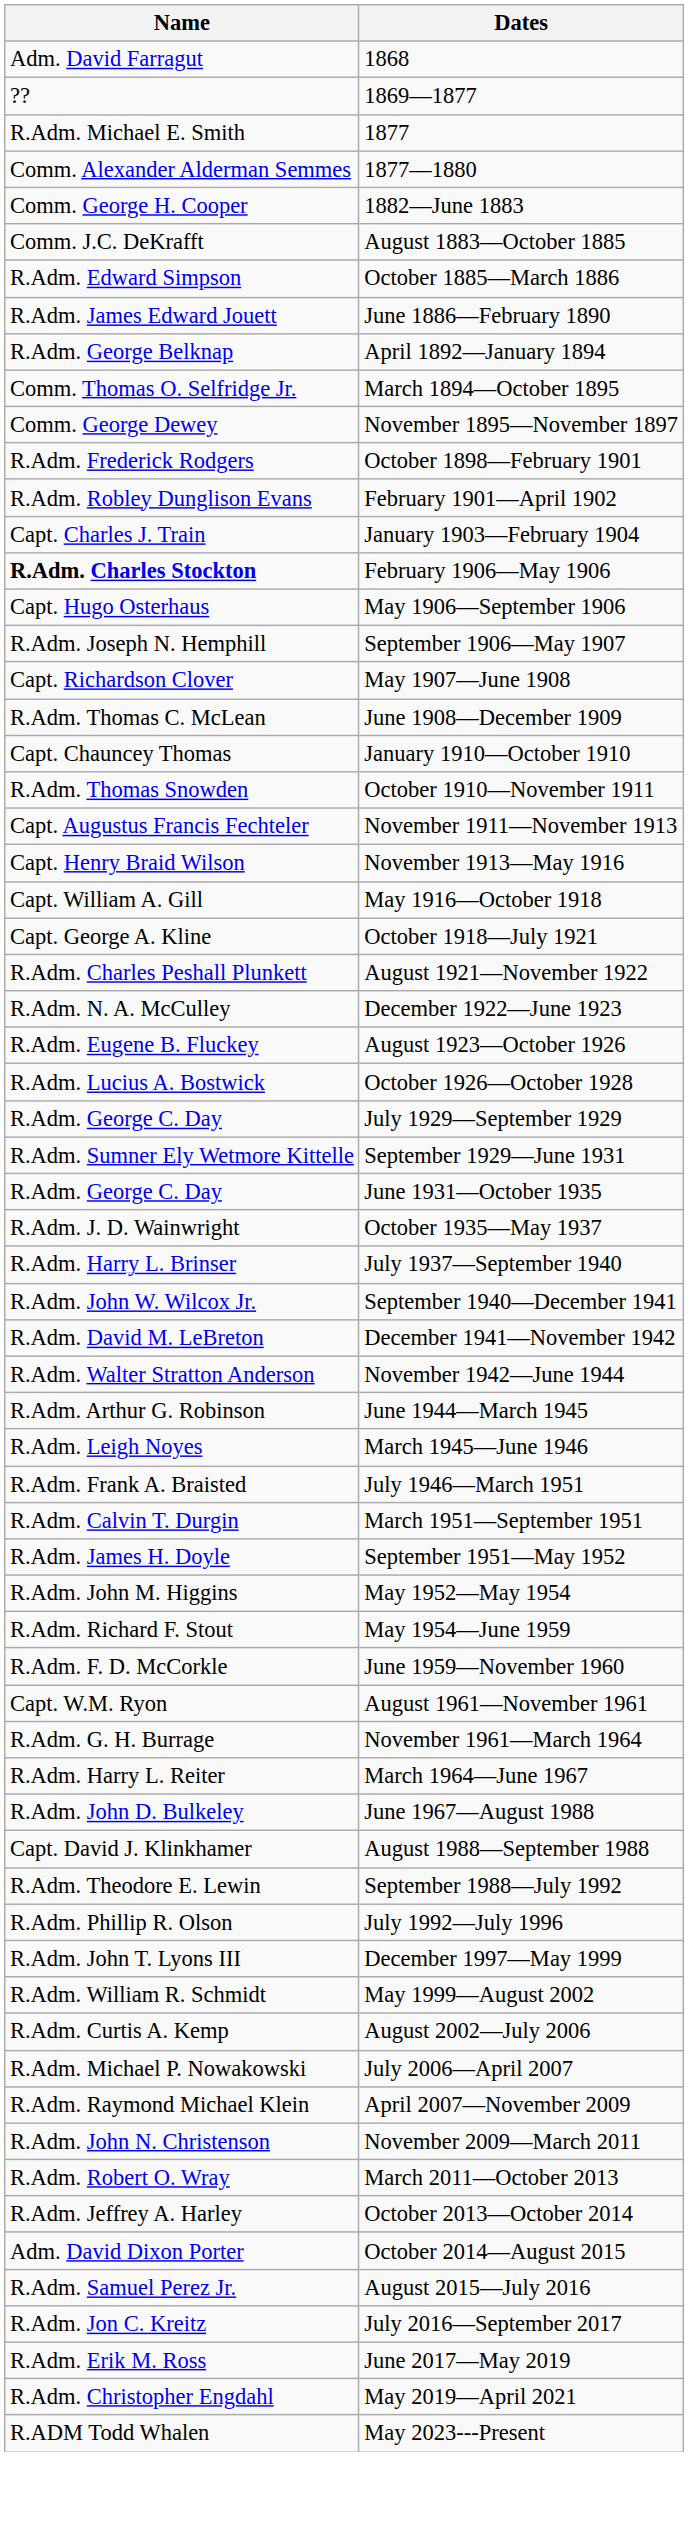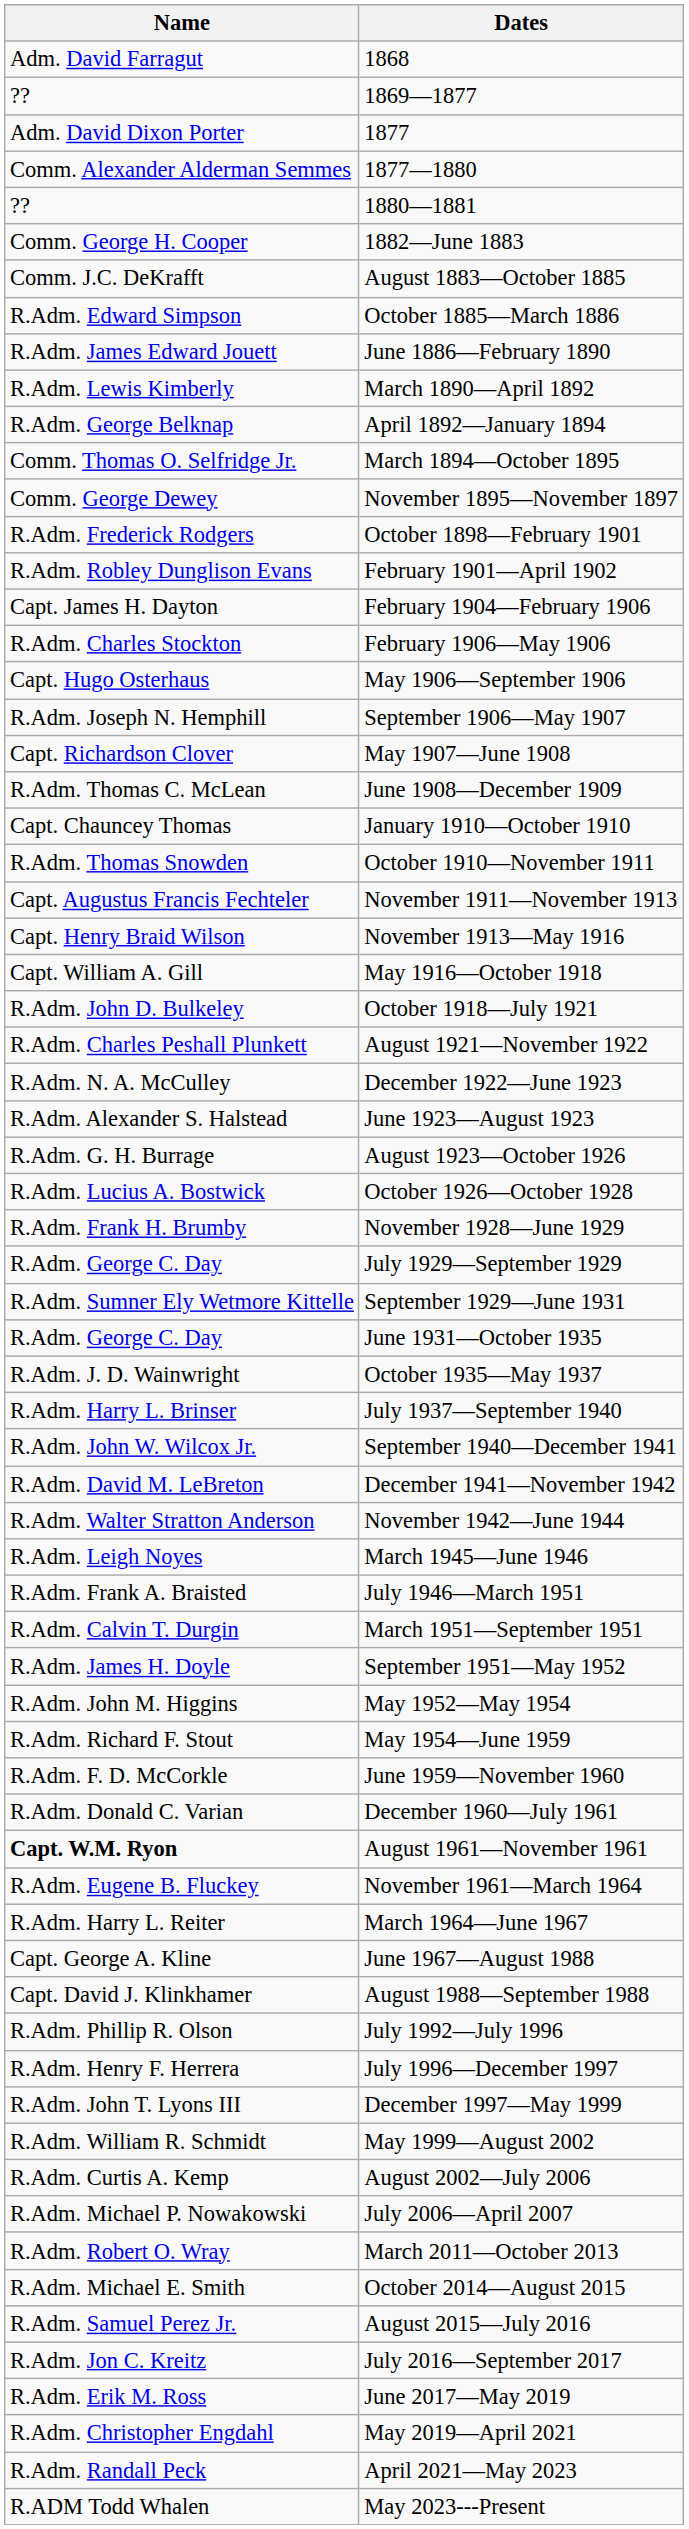(127, 131) R.Adm. Michael E. Smith -> (127, 131) Adm. David Dixon Porter
+ row: (421, 204)
+ row: (479, 387)
- row: (502, 533)
+ row: (507, 606)
(133, 570) bold -> (126, 643) normal
(111, 935) Capt. George A. Kline -> (127, 1008) R.Adm. John D. Bulkeley
+ row: (479, 1117)
(134, 1044) R.Adm. Eugene B. Fluckey -> (112, 1154) R.Adm. G. H. Burrage
+ row: (494, 1227)
- row: (476, 1410)
+ row: (491, 1811)
(89, 1702) normal -> (94, 1848) bold
(112, 1738) R.Adm. G. H. Burrage -> (134, 1884) R.Adm. Eugene B. Fluckey
(127, 1811) R.Adm. John D. Bulkeley -> (111, 1957) Capt. George A. Kline
- row: (493, 1884)
+ row: (491, 2067)
- row: (497, 2104)
- row: (503, 2140)
- row: (499, 2213)
(127, 2250) Adm. David Dixon Porter -> (127, 2286) R.Adm. Michael E. Smith
+ row: (471, 2469)
